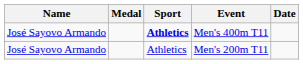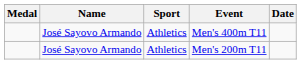columns swapped: (126, 14) <-> (57, 14)
(168, 32) bold -> (167, 32) normal
